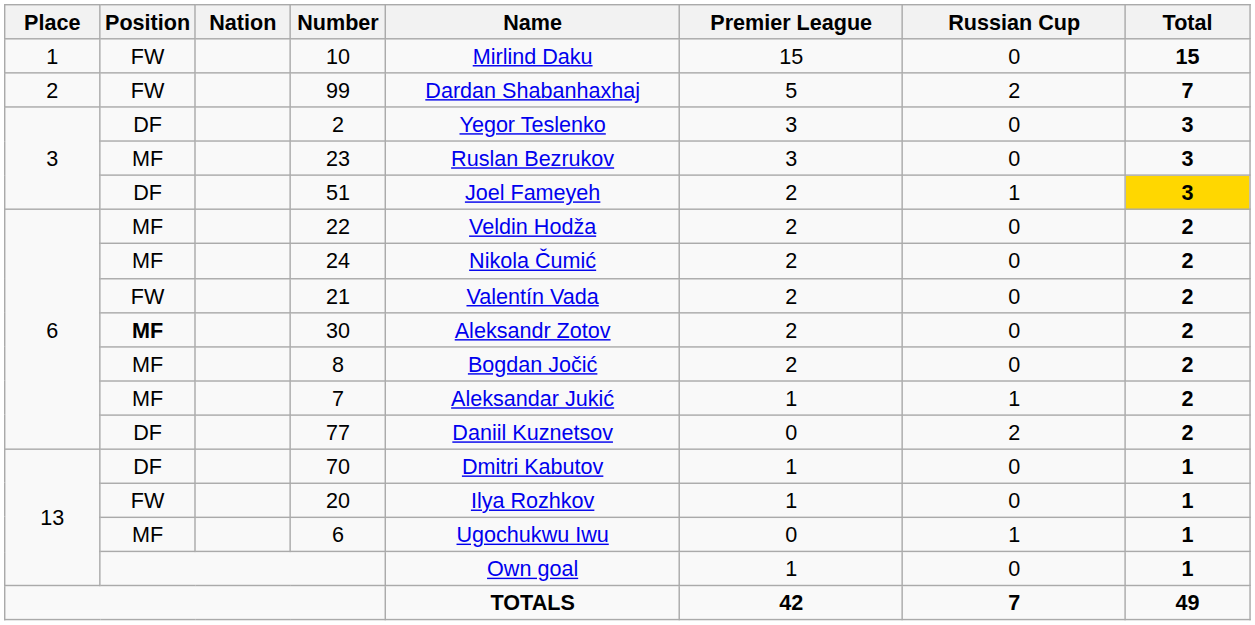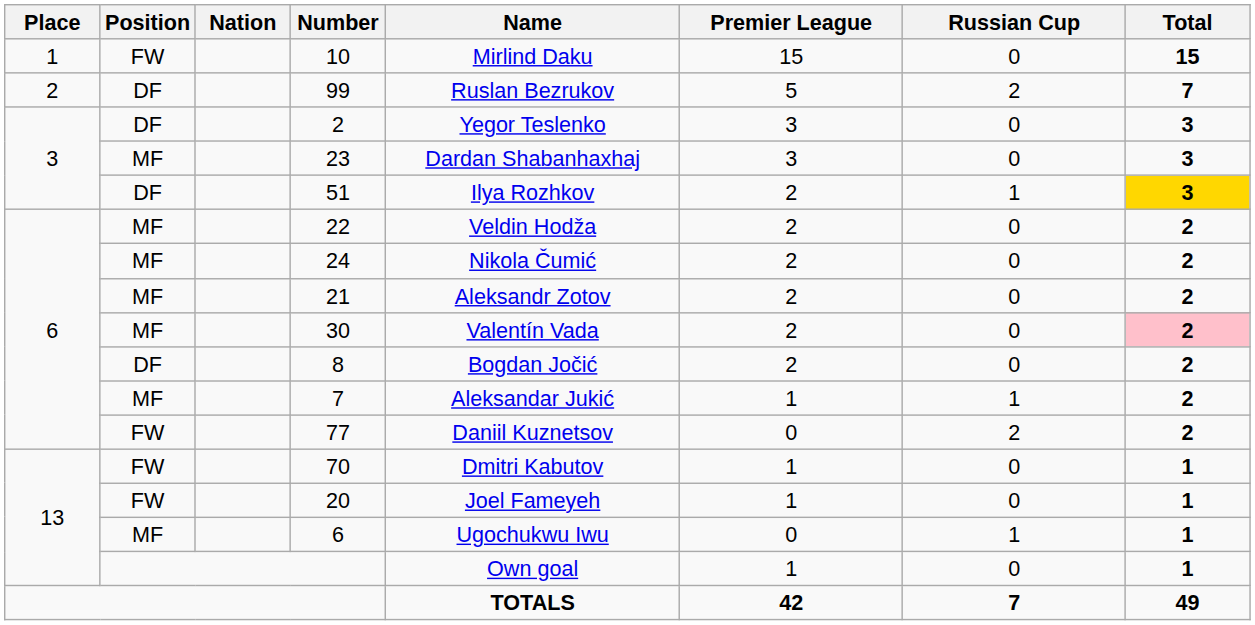(148, 90) FW -> (148, 90) DF
(533, 90) Dardan Shabanhaxhaj -> (533, 90) Ruslan Bezrukov
(533, 159) Ruslan Bezrukov -> (533, 159) Dardan Shabanhaxhaj
(533, 193) Joel Fameyeh -> (533, 193) Ilya Rozhkov
(148, 295) FW -> (148, 295) MF
(533, 295) Valentín Vada -> (533, 295) Aleksandr Zotov
(148, 330) bold -> (148, 330) normal
(533, 330) Aleksandr Zotov -> (533, 330) Valentín Vada
(1188, 330) no background -> (1188, 330) pink background
(148, 364) MF -> (148, 364) DF
(148, 432) DF -> (148, 432) FW
(148, 466) DF -> (148, 466) FW
(533, 500) Ilya Rozhkov -> (533, 500) Joel Fameyeh
